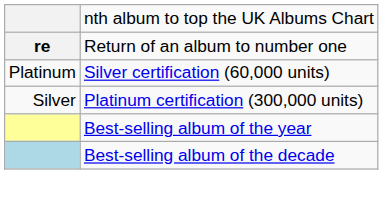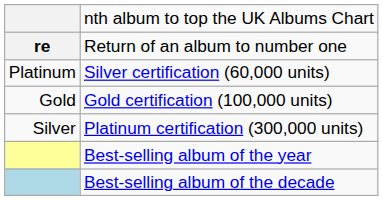+ row: (208, 101)
